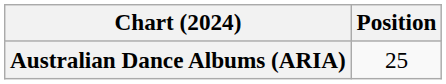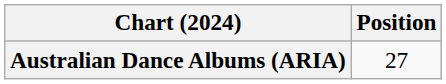(397, 59) 25 -> (397, 59) 27
